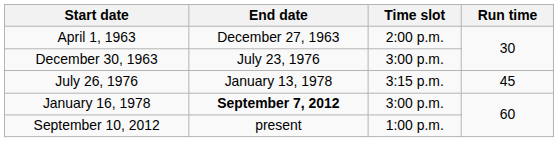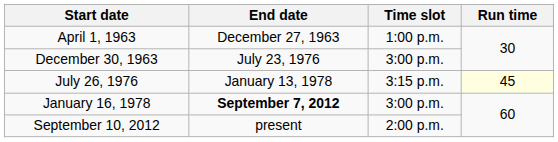(415, 37) 2:00 p.m. -> (415, 37) 1:00 p.m.
(507, 81) no background -> (507, 81) lightyellow background
(415, 125) 1:00 p.m. -> (415, 125) 2:00 p.m.
